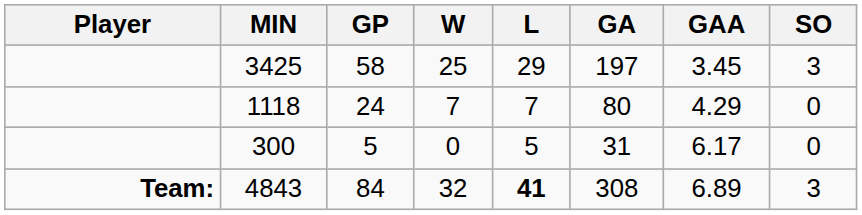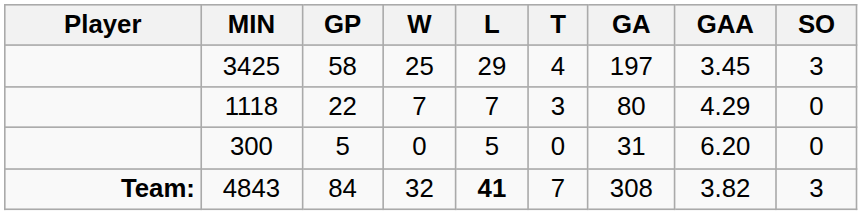+ column: (558, 24)
(370, 106) 24 -> (343, 106) 22
(717, 147) 6.17 -> (725, 147) 6.20
(717, 188) 6.89 -> (725, 188) 3.82
